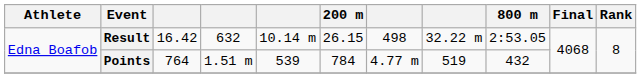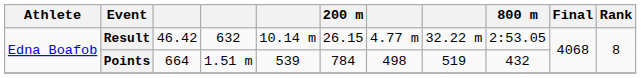(177, 38) 16.42 -> (177, 38) 46.42
(394, 38) 498 -> (394, 38) 4.77 m
(177, 61) 764 -> (177, 61) 664
(394, 61) 4.77 m -> (394, 61) 498
